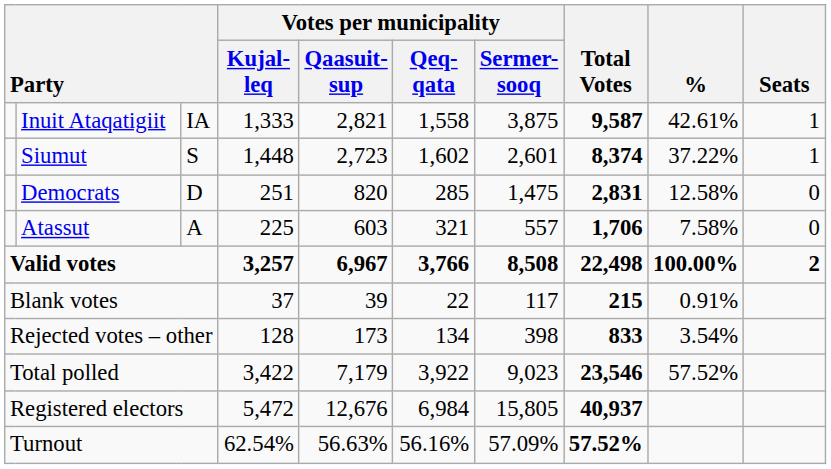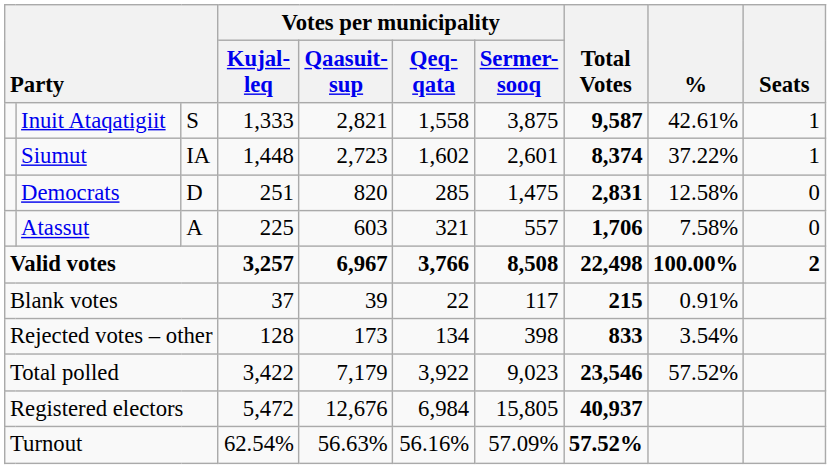(198, 120) IA -> (193, 120) S
(193, 156) S -> (198, 156) IA
